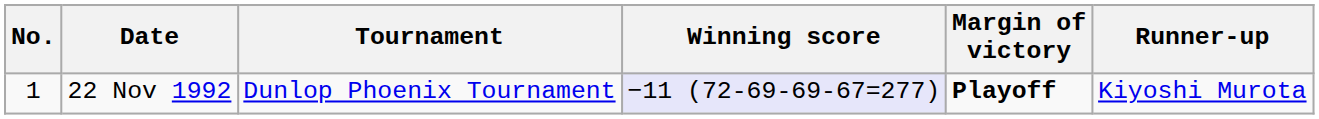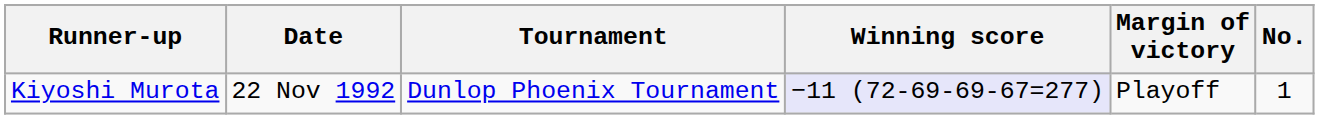columns swapped: (33, 39) <-> (1202, 39)
(1004, 94) bold -> (1168, 94) normal
